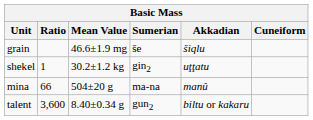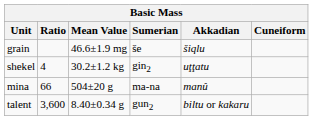(43, 67) 1 -> (43, 67) 4
